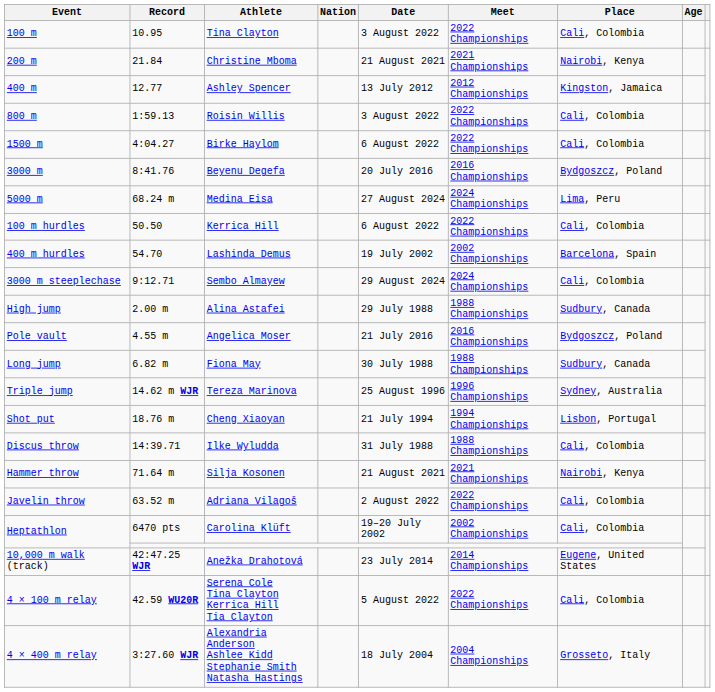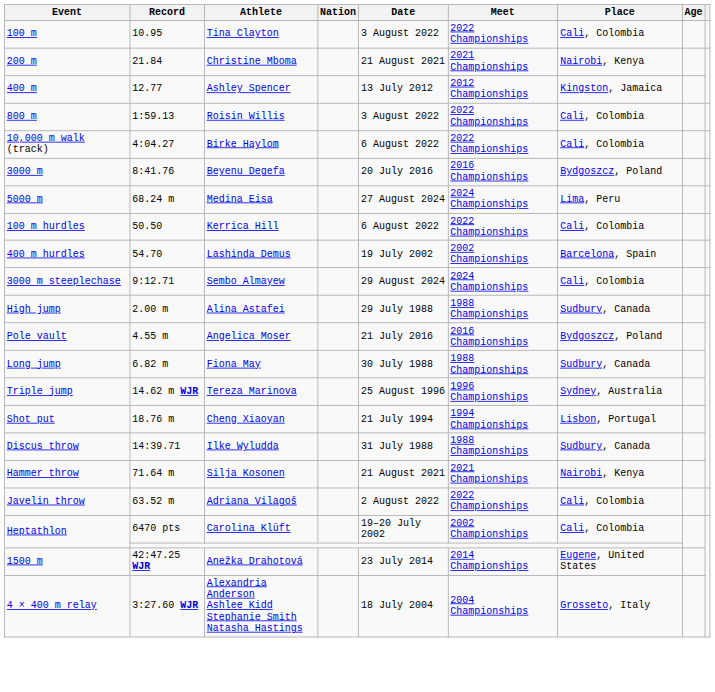(25, 145) 1500 m -> (46, 145) 10,000 m walk (track)
(602, 447) Cali, Colombia -> (605, 447) Sudbury, Canada
(46, 562) 10,000 m walk (track) -> (25, 562) 1500 m
- row: (243, 601)
